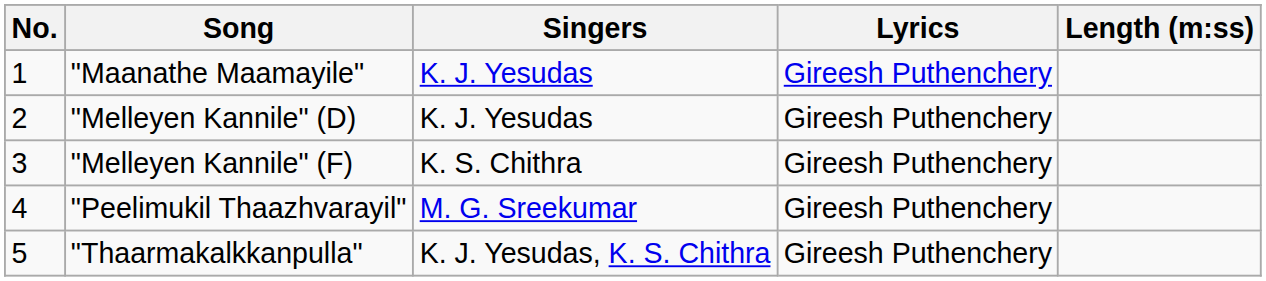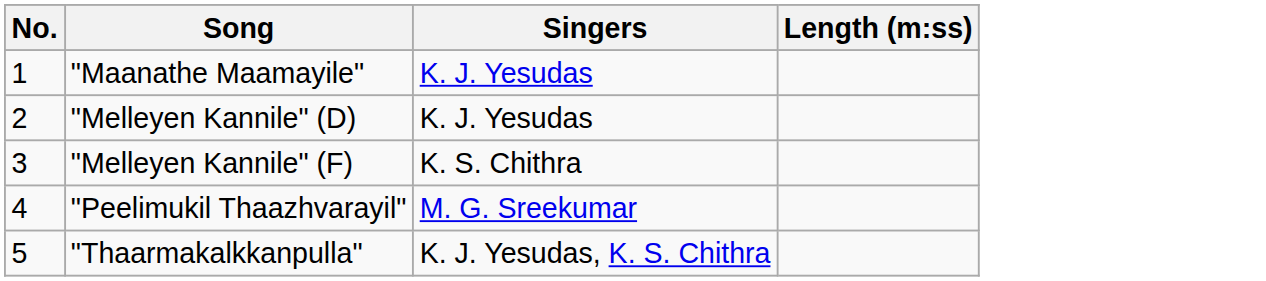- column: (918, 28)
